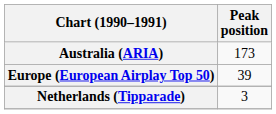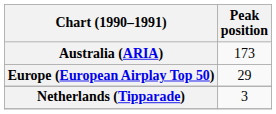(244, 75) 39 -> (244, 75) 29
